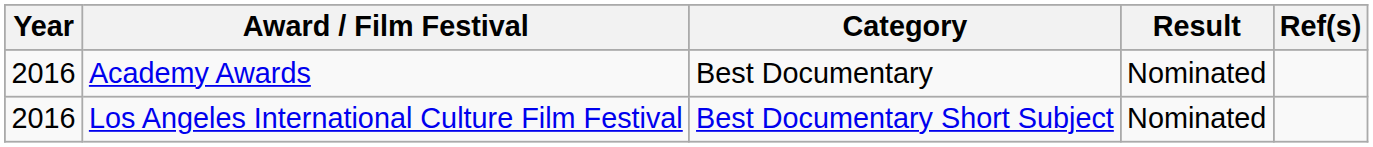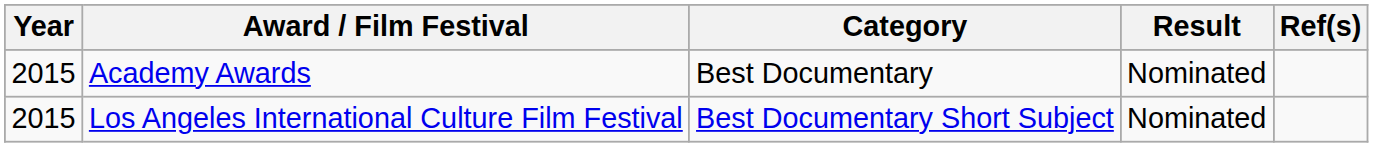(44, 73) 2016 -> (44, 73) 2015
(44, 118) 2016 -> (44, 118) 2015
